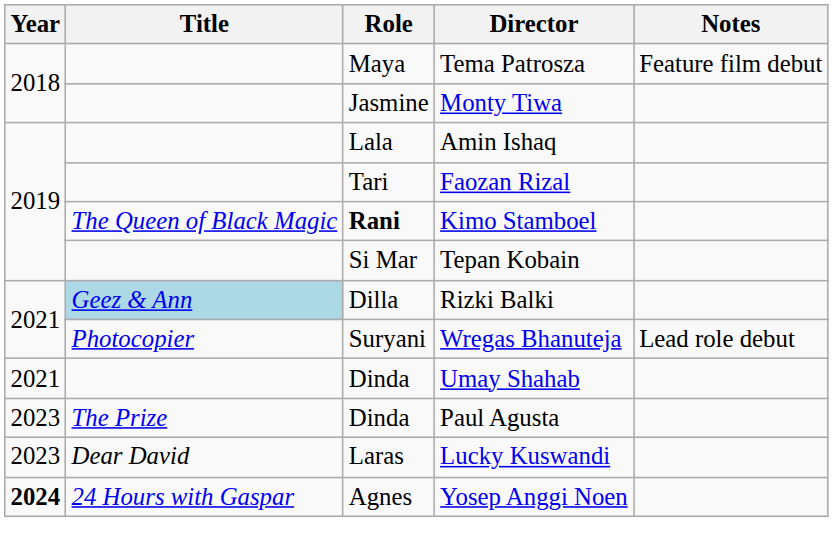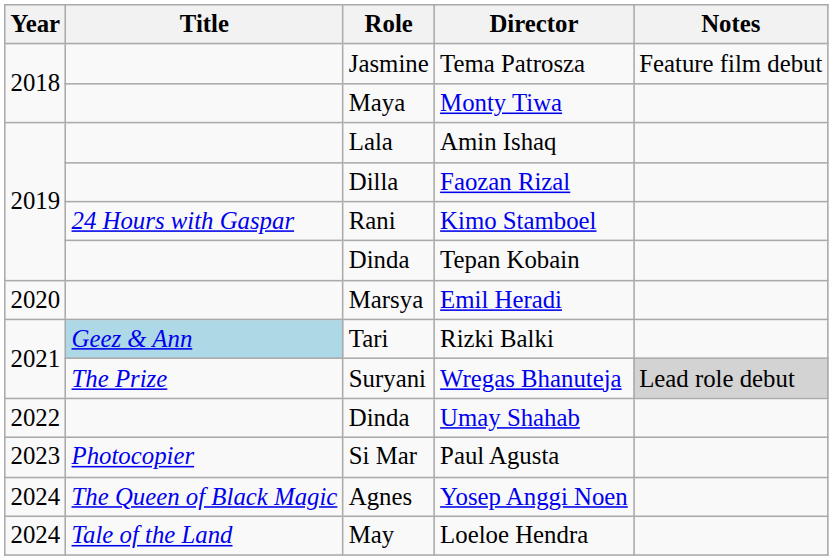(377, 63) Maya -> (389, 63) Jasmine
(389, 102) Jasmine -> (377, 102) Maya
(369, 181) Tari -> (374, 181) Dilla
(204, 220) The Queen of Black Magic -> (183, 220) 24 Hours with Gaspar
(374, 220) bold -> (372, 220) normal
(383, 260) Si Mar -> (379, 260) Dinda
+ row: (501, 299)
(374, 299) Dilla -> (369, 338) Tari
(133, 338) Photocopier -> (119, 378) The Prize
(717, 338) no background -> (717, 378) lightgrey background
(35, 378) 2021 -> (35, 417) 2022
(119, 417) The Prize -> (133, 456) Photocopier
(379, 417) Dinda -> (383, 456) Si Mar
- row: (525, 456)
(35, 496) bold -> (35, 496) normal
(183, 496) 24 Hours with Gaspar -> (204, 496) The Queen of Black Magic
+ row: (514, 535)
